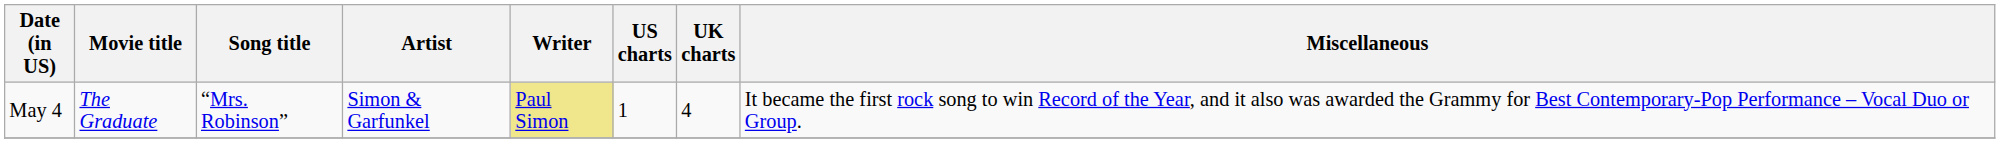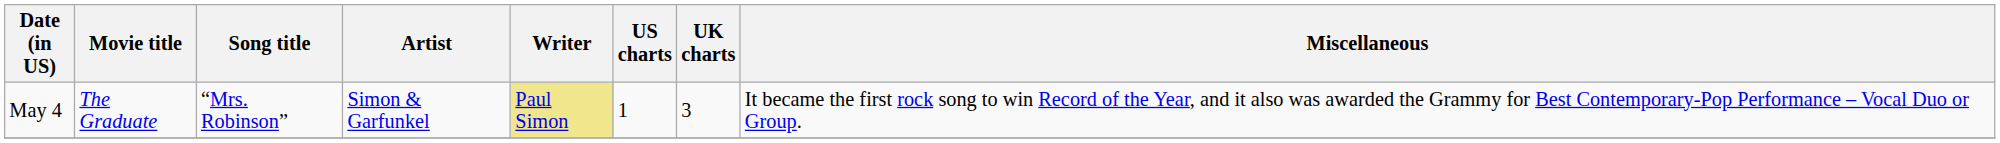(686, 109) 4 -> (686, 109) 3
